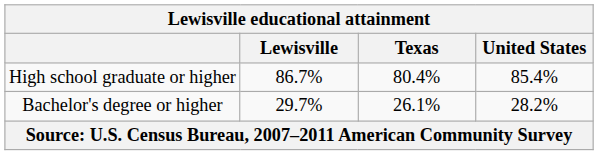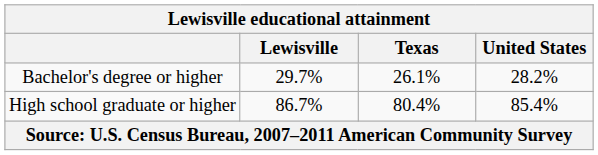rows swapped: (122, 77) <-> (122, 105)
